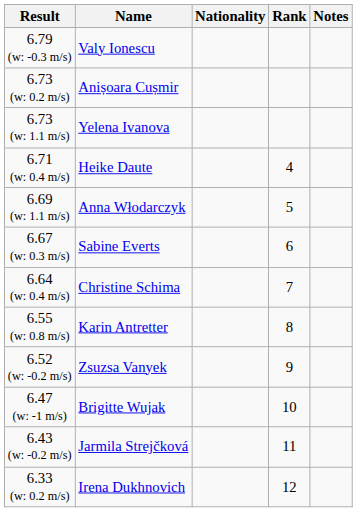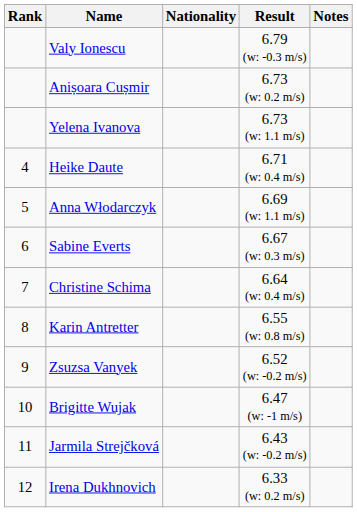columns swapped: (289, 16) <-> (40, 16)
